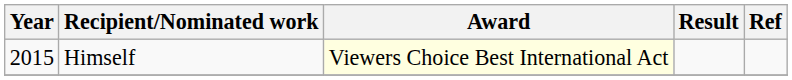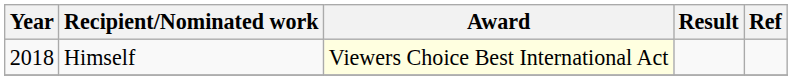(32, 57) 2015 -> (32, 57) 2018
